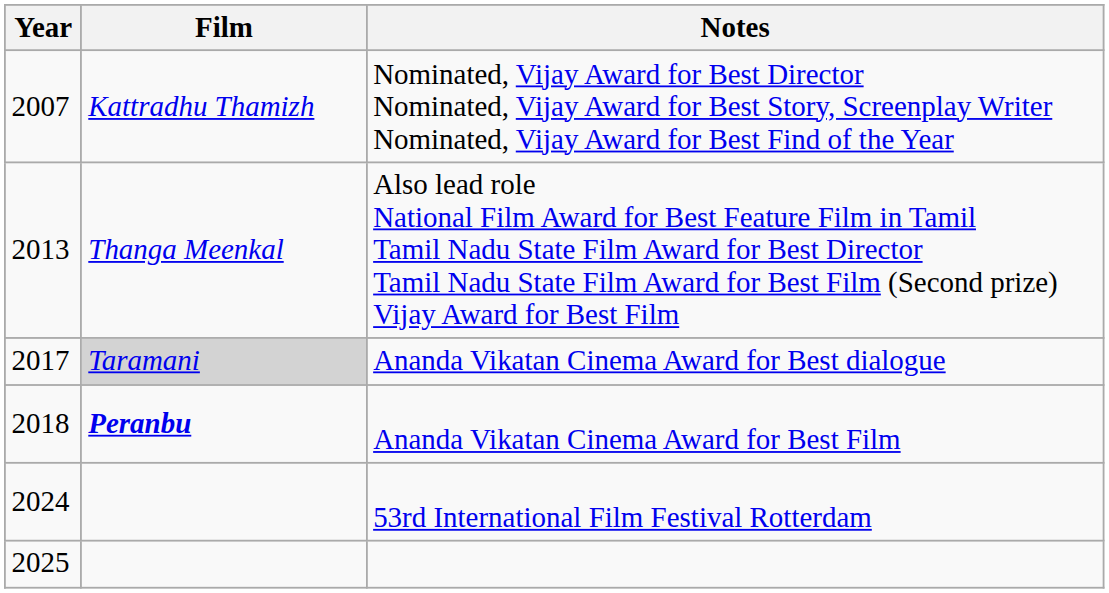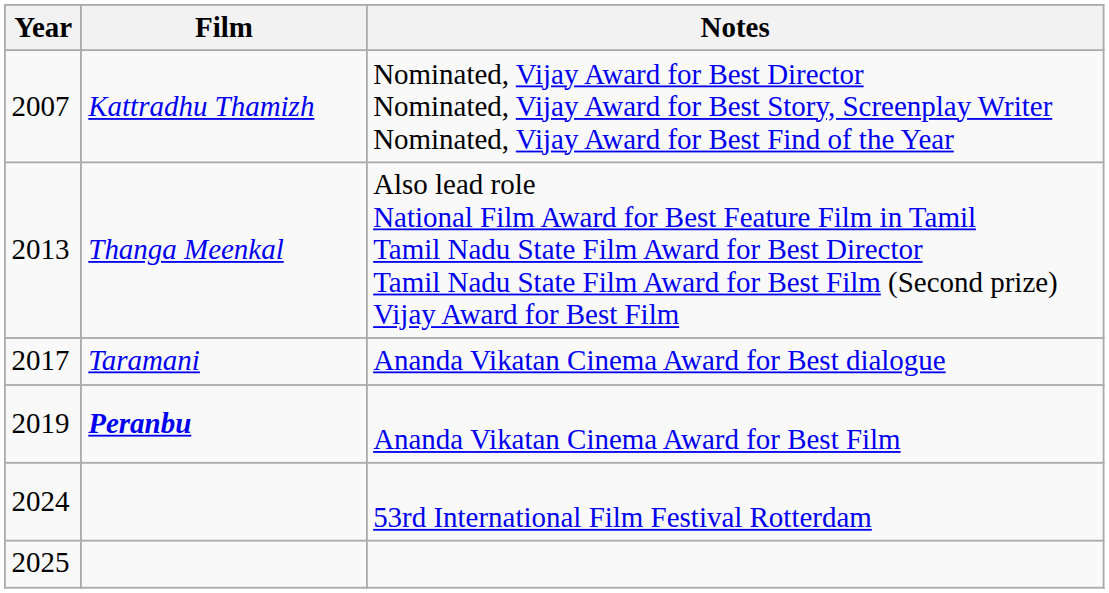(144, 360) lightgrey background -> (144, 360) no background
(41, 422) 2018 -> (41, 422) 2019
